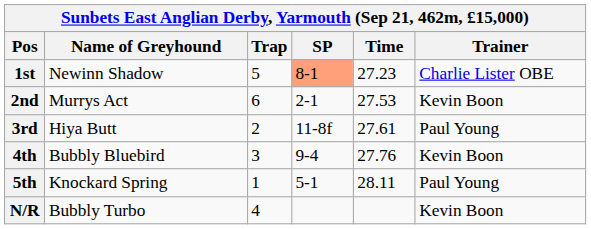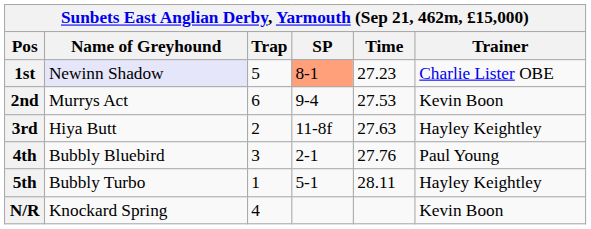(106, 73) no background -> (106, 73) lavender background
(307, 100) 2-1 -> (307, 100) 9-4
(377, 127) 27.61 -> (377, 127) 27.63
(459, 127) Paul Young -> (480, 127) Hayley Keightley
(307, 155) 9-4 -> (307, 155) 2-1
(461, 155) Kevin Boon -> (459, 155) Paul Young
(108, 182) Knockard Spring -> (97, 182) Bubbly Turbo
(459, 182) Paul Young -> (480, 182) Hayley Keightley
(97, 210) Bubbly Turbo -> (108, 210) Knockard Spring
